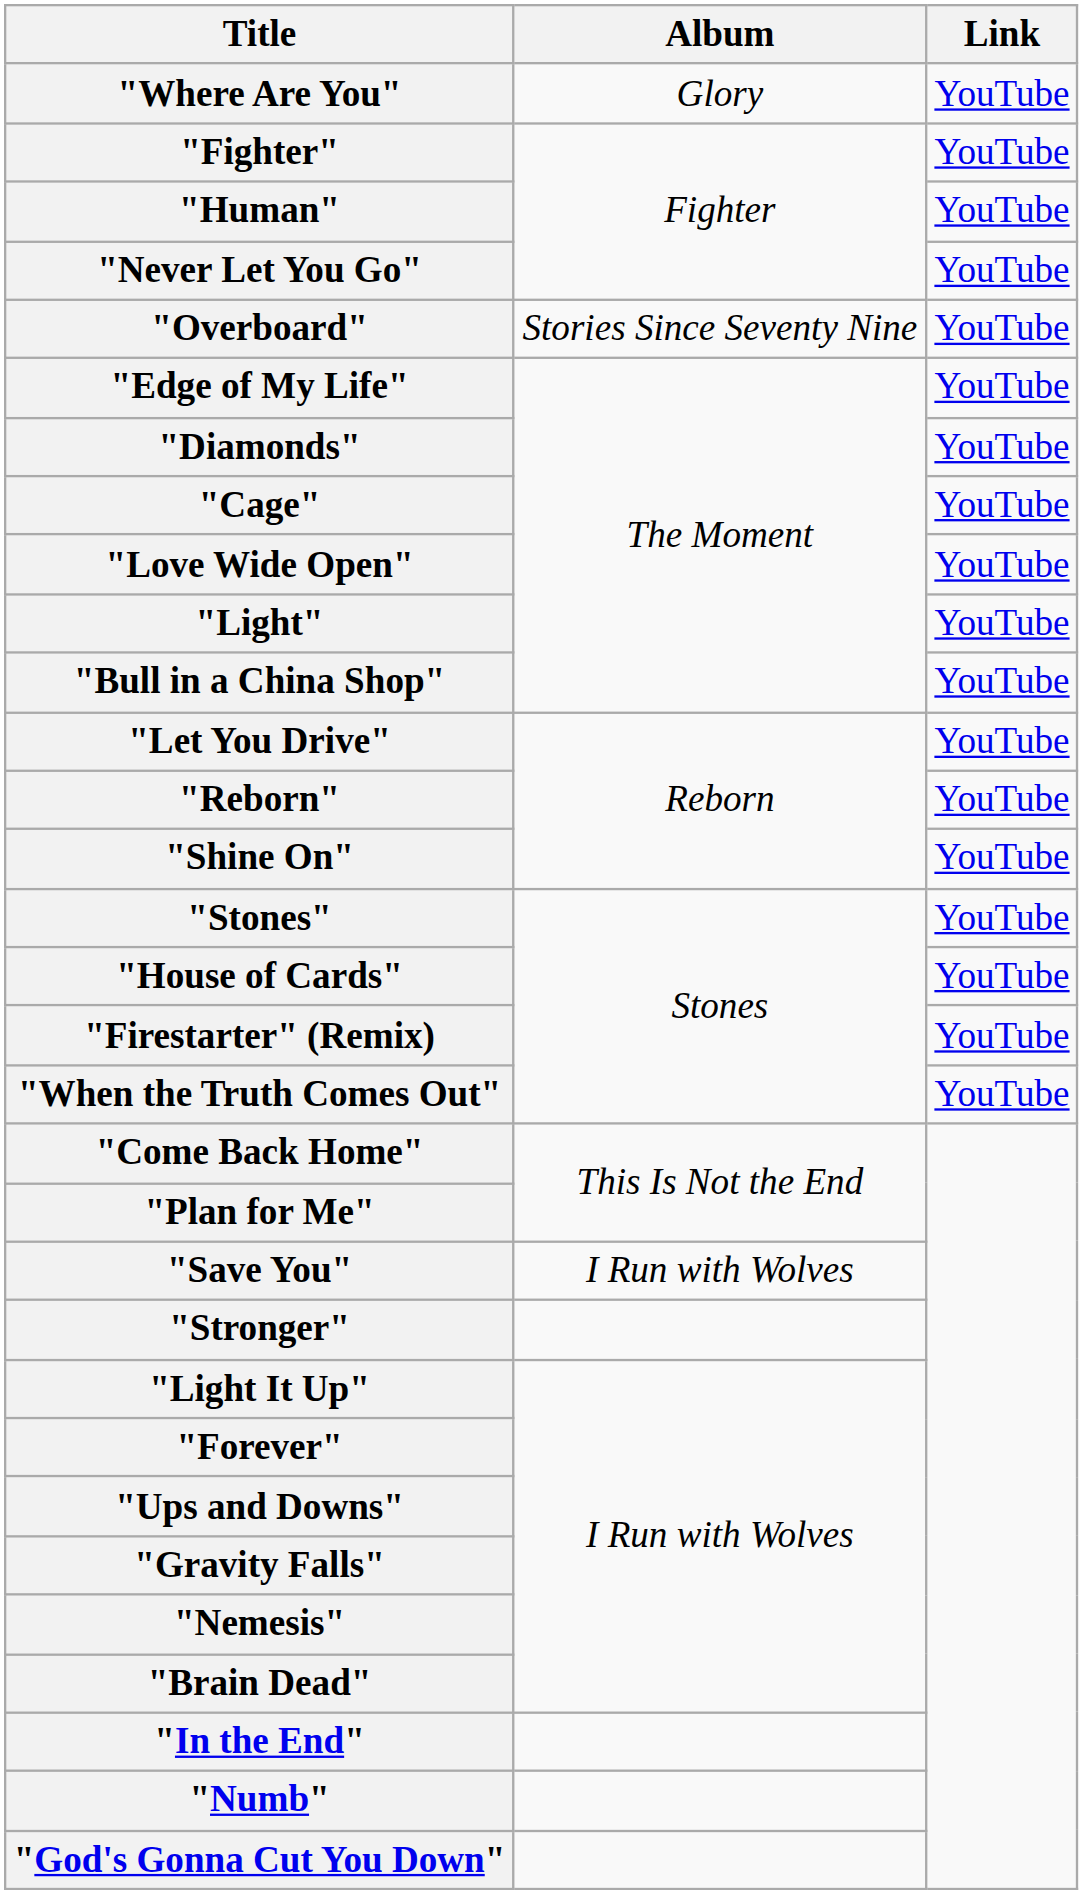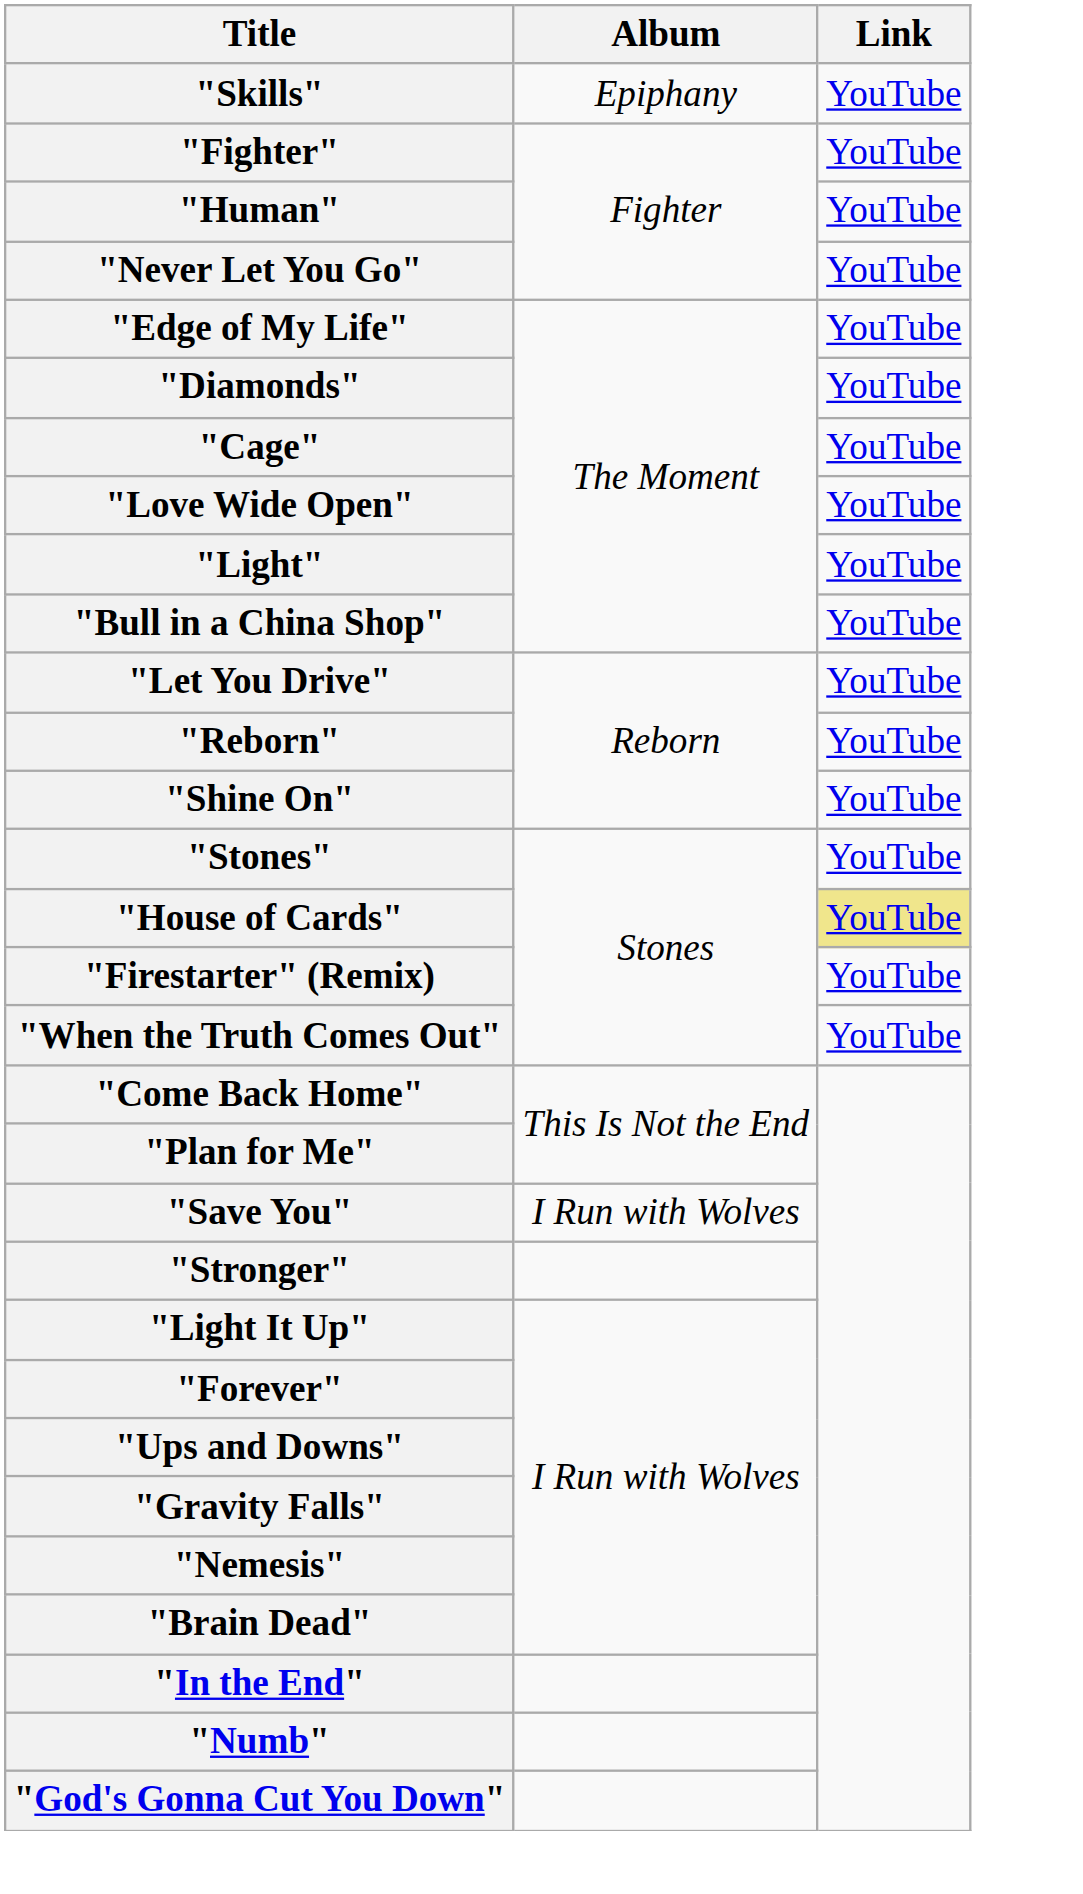+ row: (260, 92)
- row: (260, 92)
- row: (260, 328)
(1002, 975) no background -> (894, 916) khaki background
